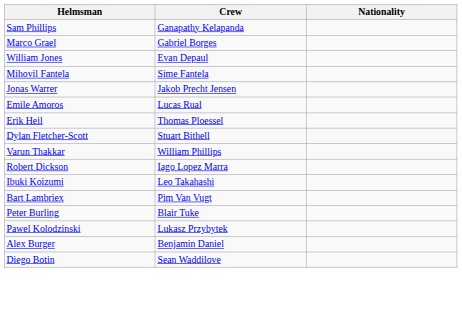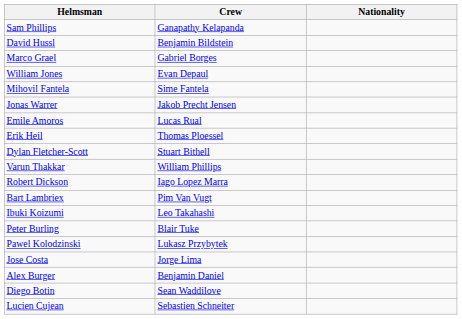+ row: (31, 43)
rows swapped: (35, 182) <-> (35, 197)
+ row: (27, 259)
+ row: (35, 306)
